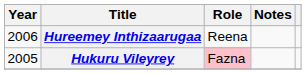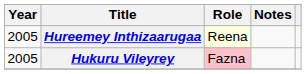(23, 36) 2006 -> (23, 36) 2005
(228, 36) no background -> (228, 36) lightyellow background
